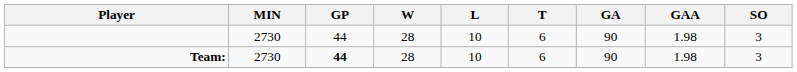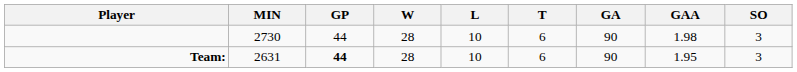(267, 57) 2730 -> (267, 57) 2631
(685, 57) 1.98 -> (685, 57) 1.95
